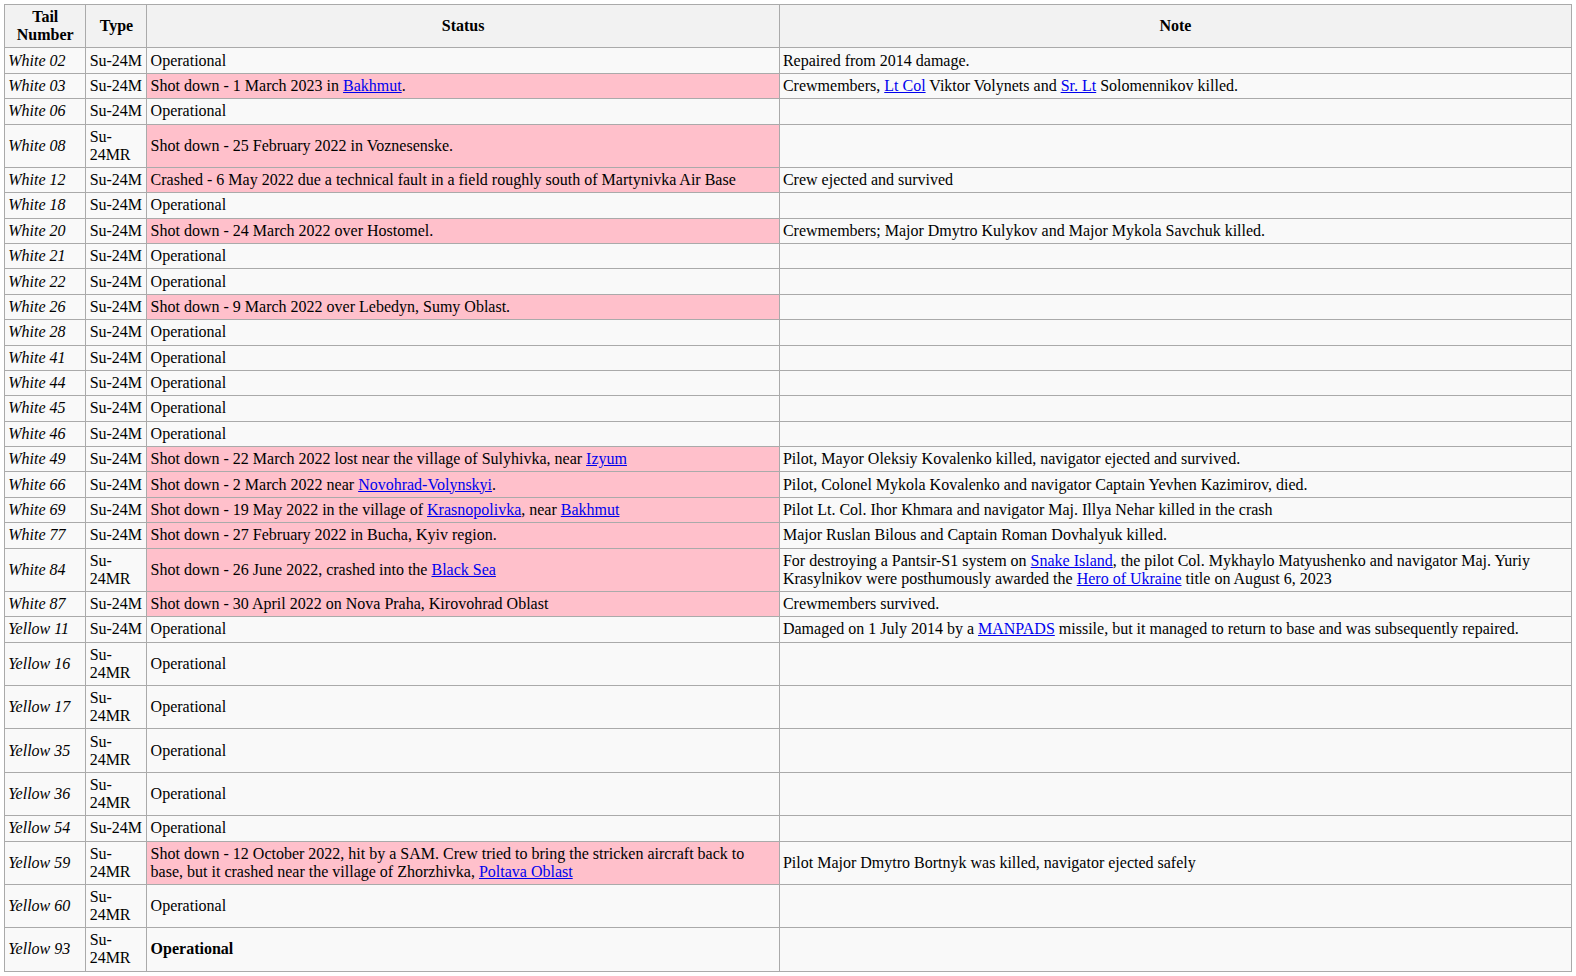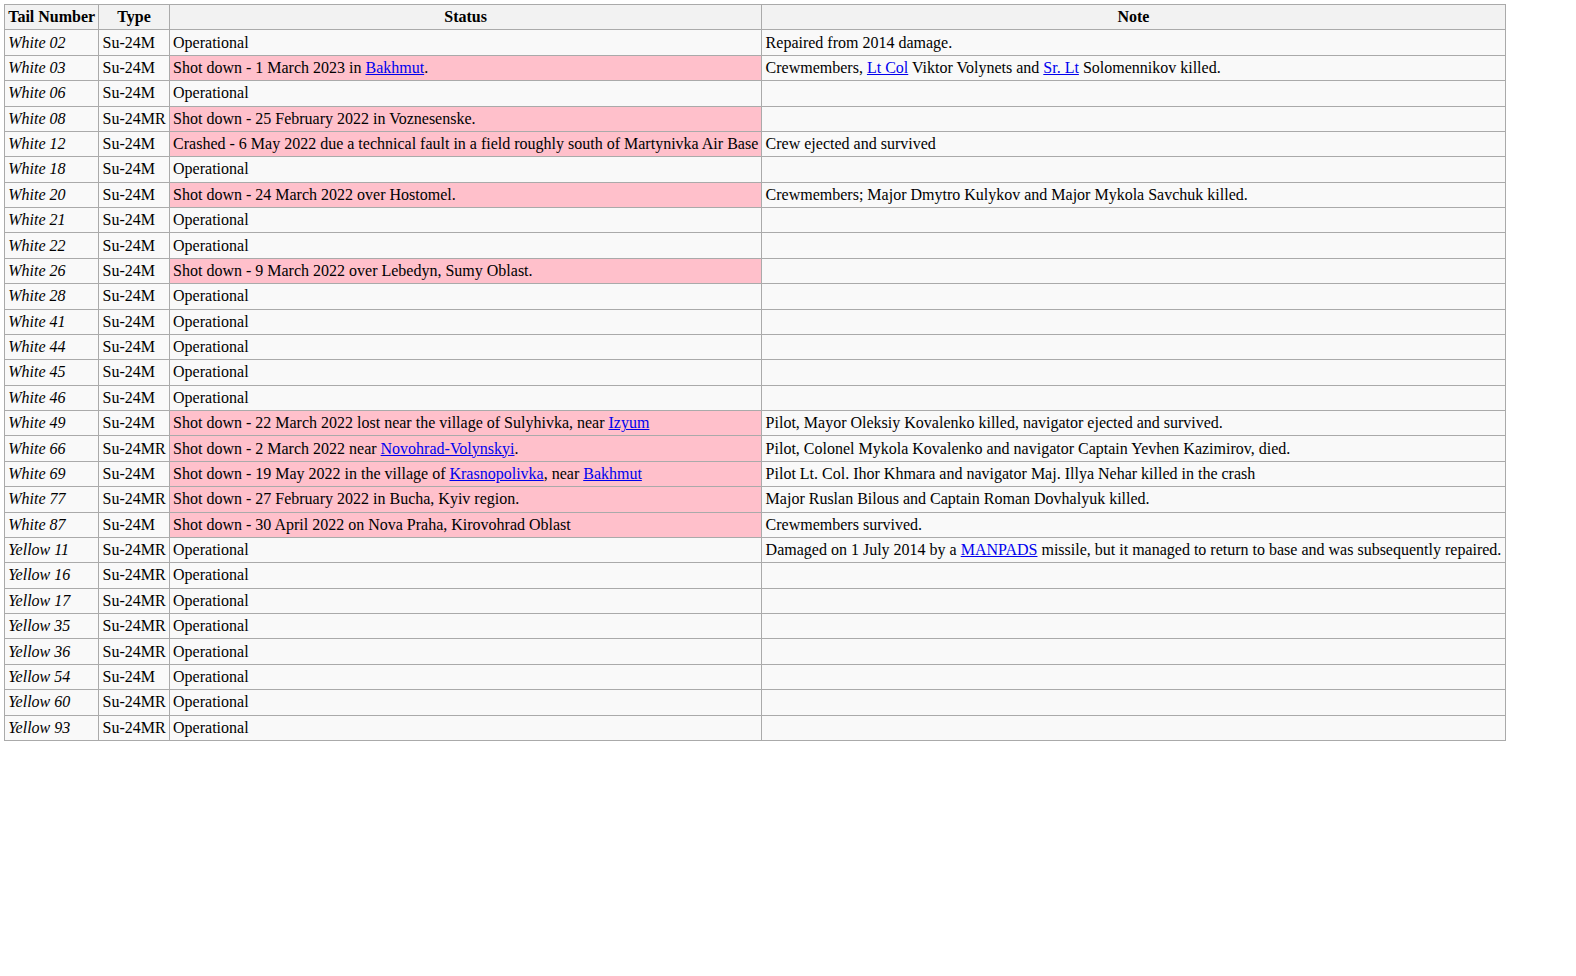(116, 484) Su-24M -> (134, 448) Su-24MR
(116, 535) Su-24M -> (134, 499) Su-24MR
- row: (37, 569)
(116, 629) Su-24M -> (134, 550) Su-24MR
- row: (39, 862)
(192, 949) bold -> (211, 727) normal
